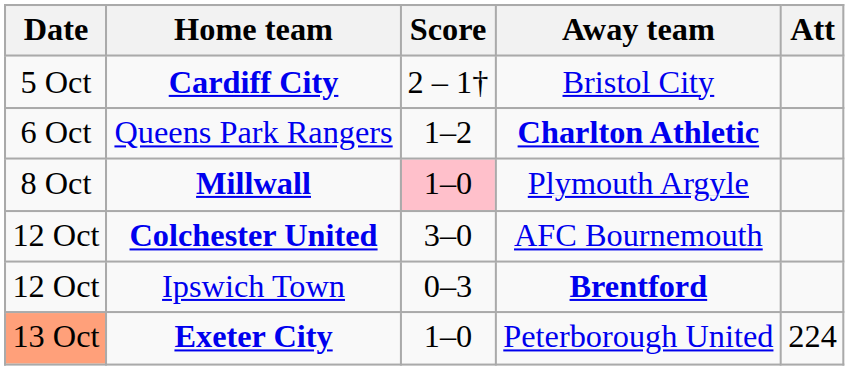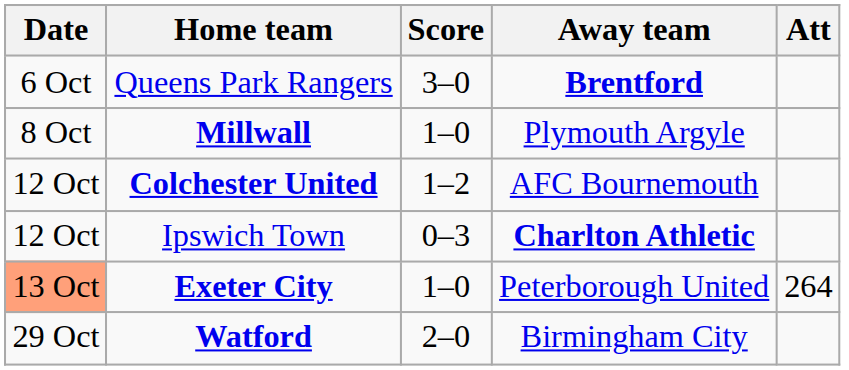- row: (254, 81)
(448, 132) 1–2 -> (446, 81) 3–0
(638, 132) Charlton Athletic -> (634, 81) Brentford
(448, 183) pink background -> (446, 132) no background
(448, 235) 3–0 -> (446, 183) 1–2
(638, 286) Brentford -> (634, 235) Charlton Athletic
(813, 337) 224 -> (808, 286) 264
+ row: (254, 337)
